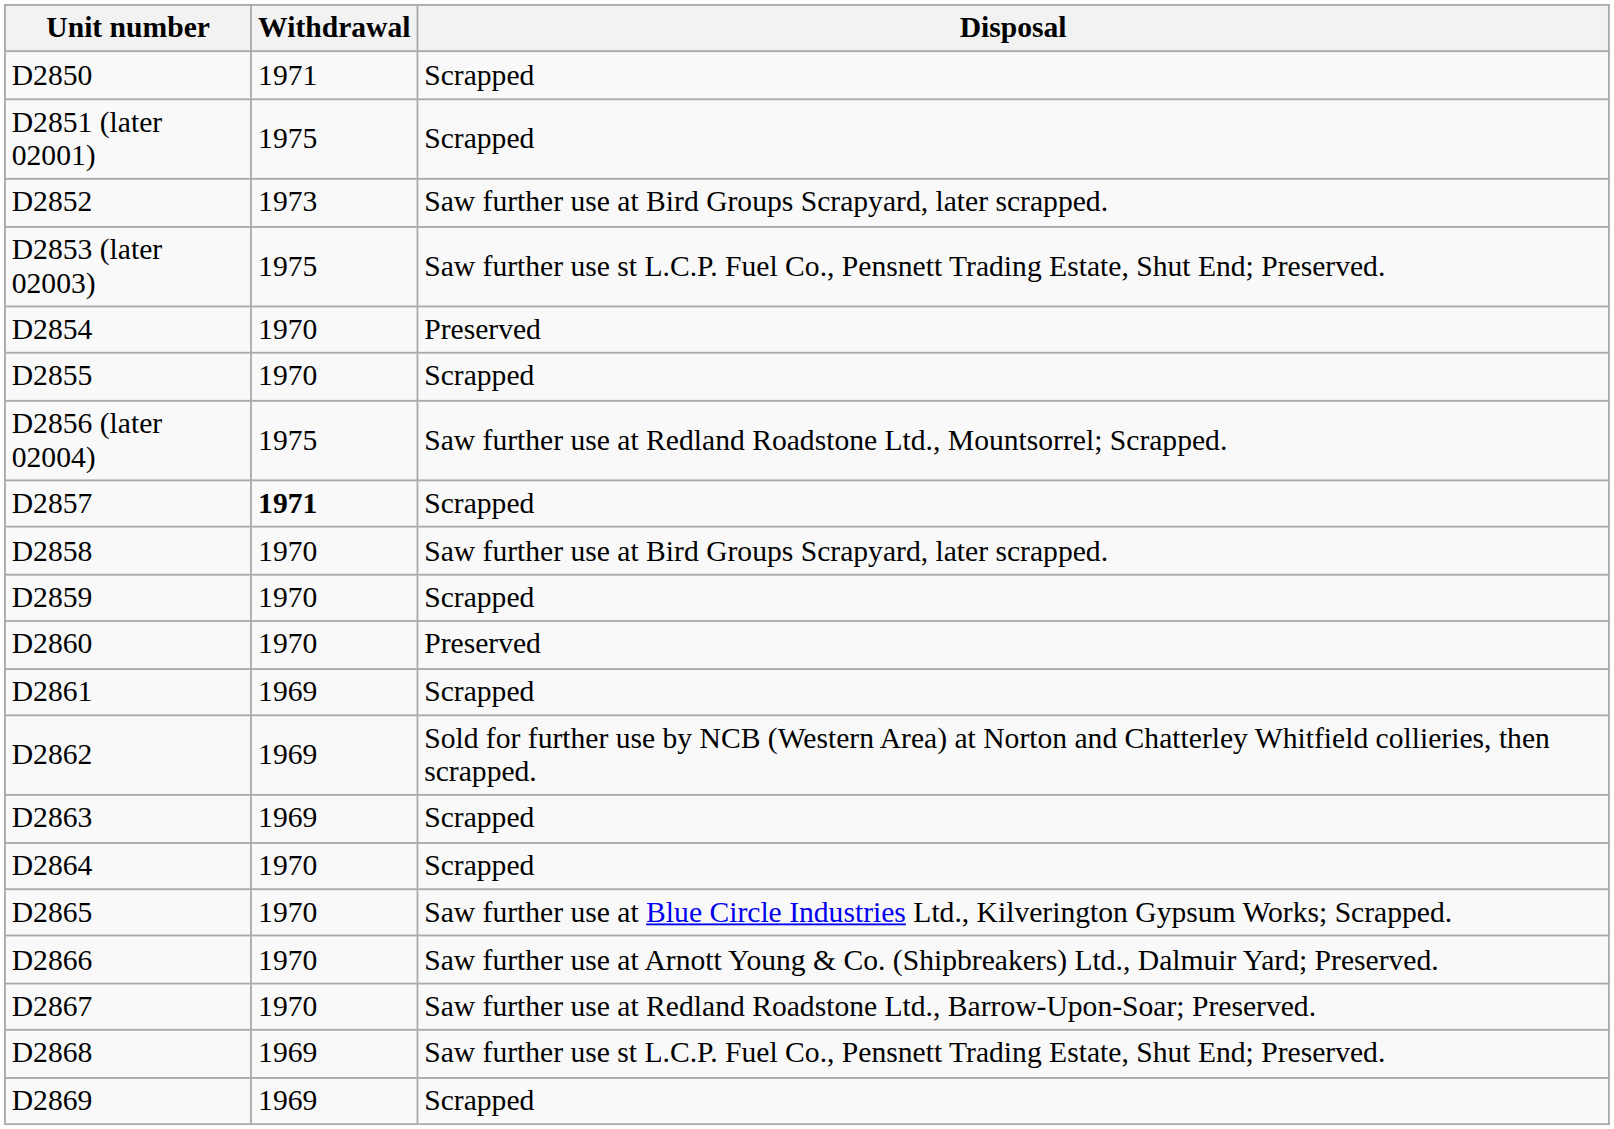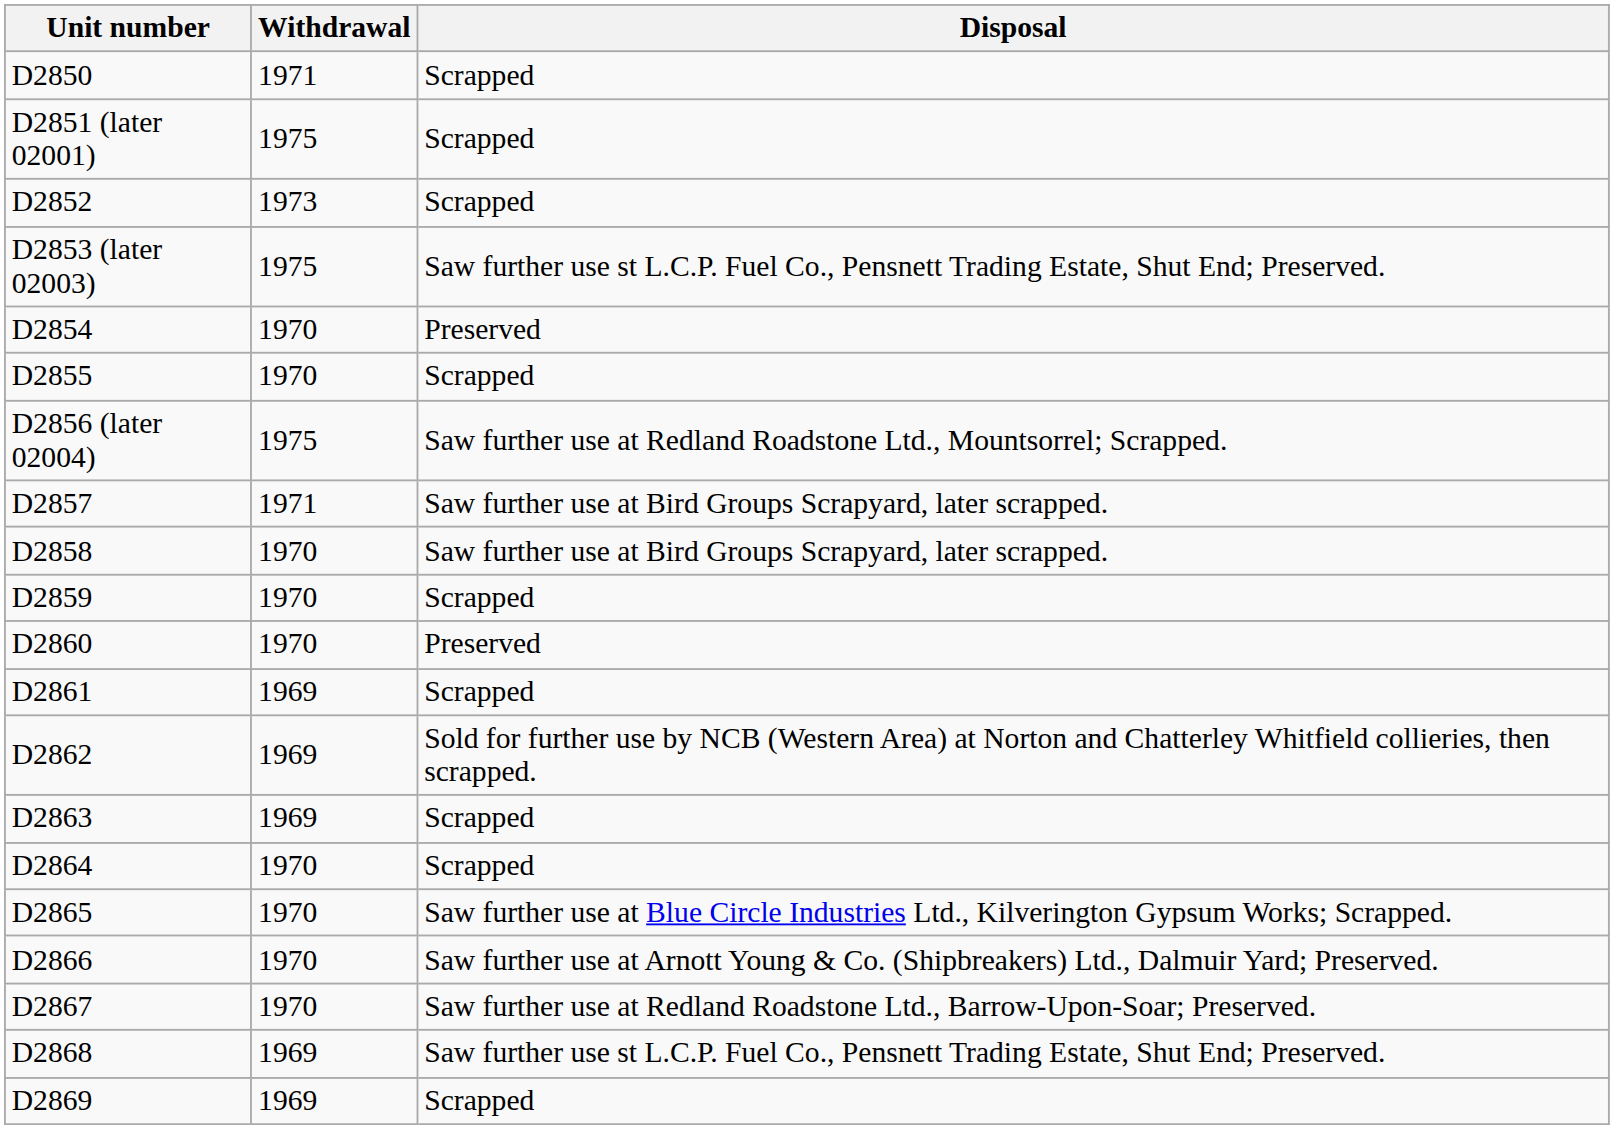(766, 202) Saw further use at Bird Groups Scrapyard, later scrapped. -> (479, 202) Scrapped
(288, 503) bold -> (288, 503) normal
(479, 503) Scrapped -> (766, 503) Saw further use at Bird Groups Scrapyard, later scrapped.
